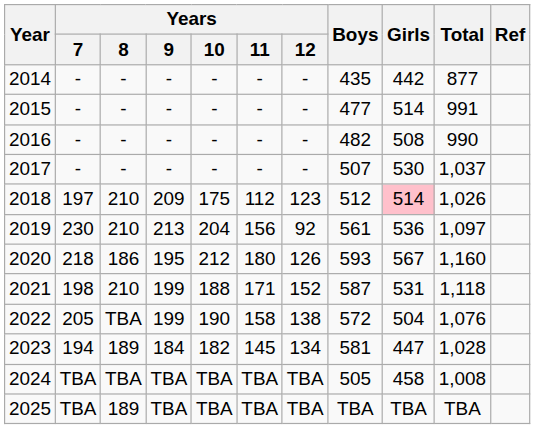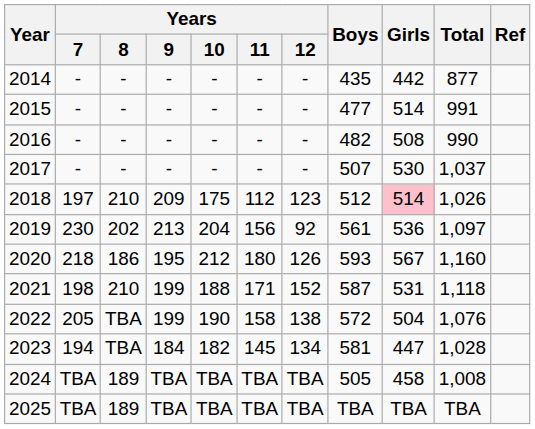(123, 229) 210 -> (123, 229) 202
(123, 348) 189 -> (123, 348) TBA
(123, 378) TBA -> (123, 378) 189
